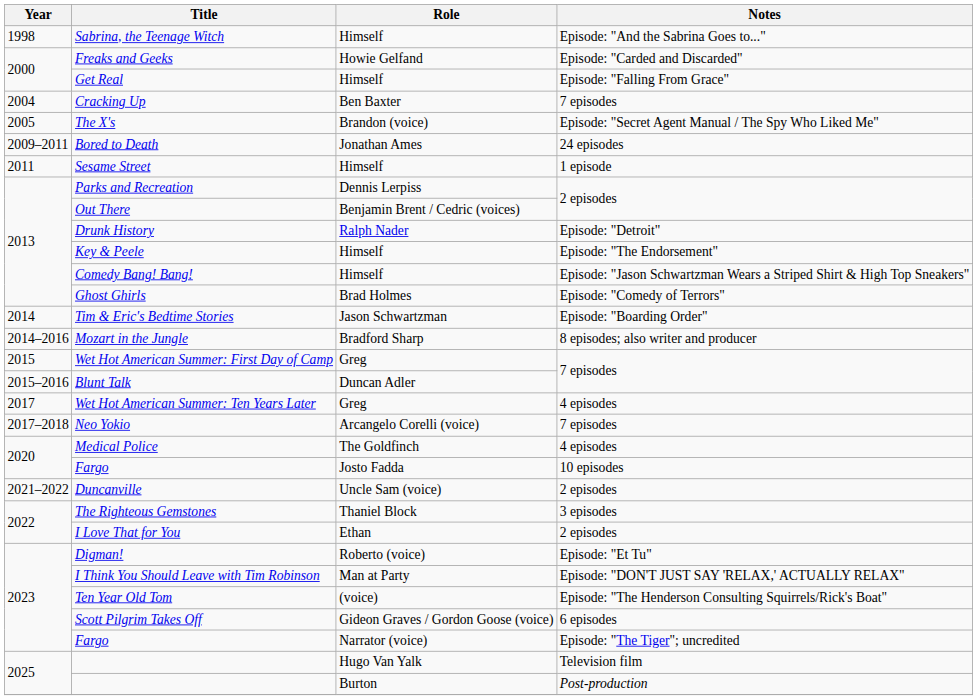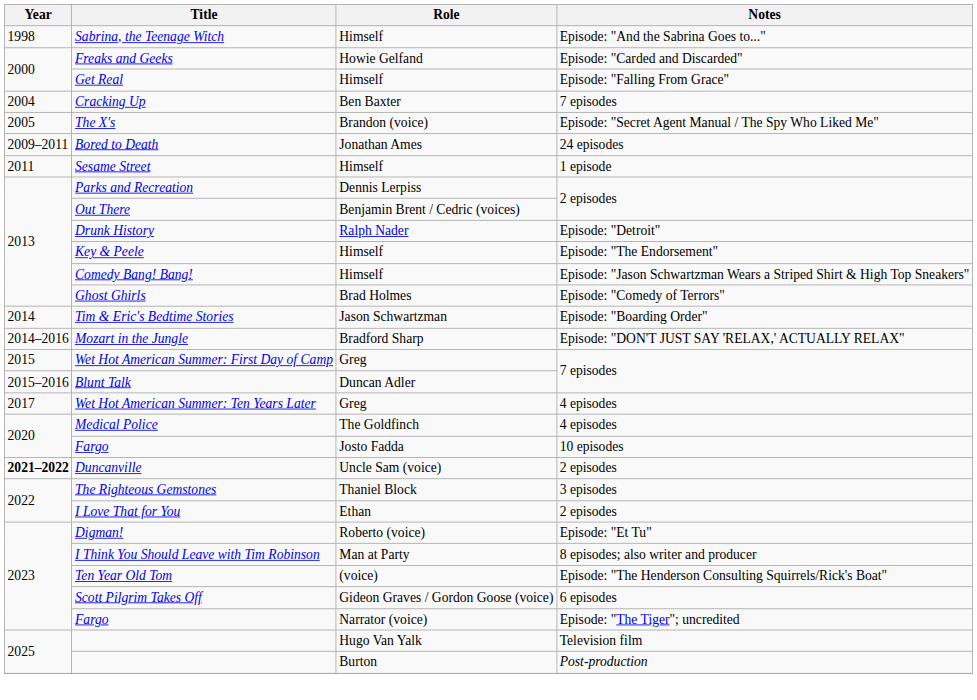(658, 338) 8 episodes; also writer and producer -> (732, 338) Episode: "DON'T JUST SAY 'RELAX,' ACTUALLY RELAX"
- row: (103, 425)
(38, 489) normal -> (38, 468) bold
(732, 576) Episode: "DON'T JUST SAY 'RELAX,' ACTUALLY RELAX" -> (658, 554) 8 episodes; also writer and producer
